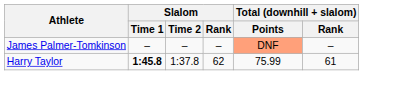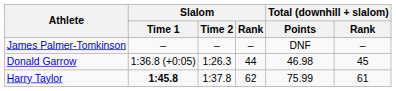(268, 46) lightsalmon background -> (300, 46) no background
+ row: (42, 62)
